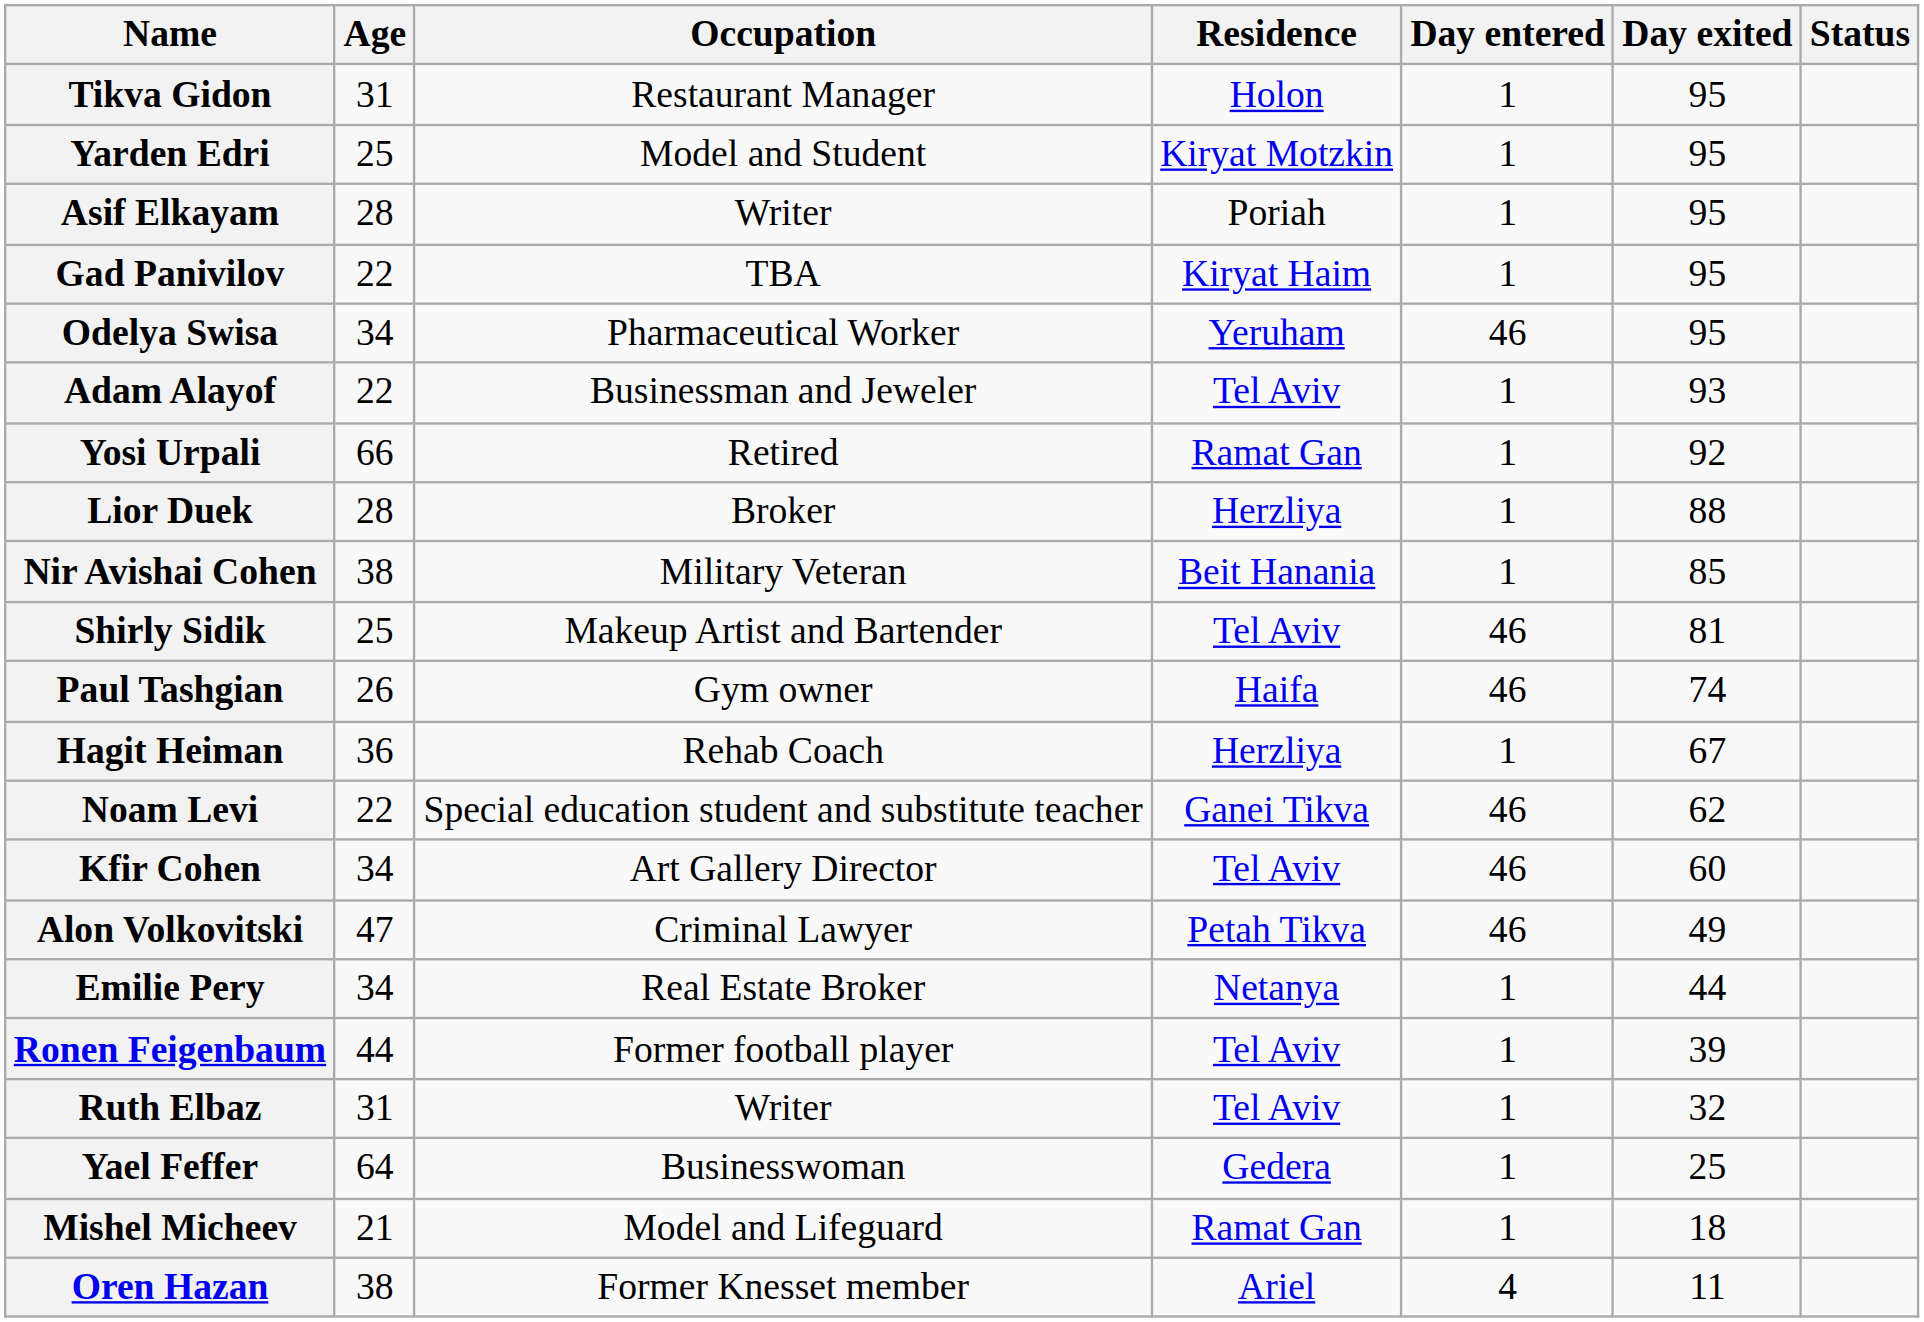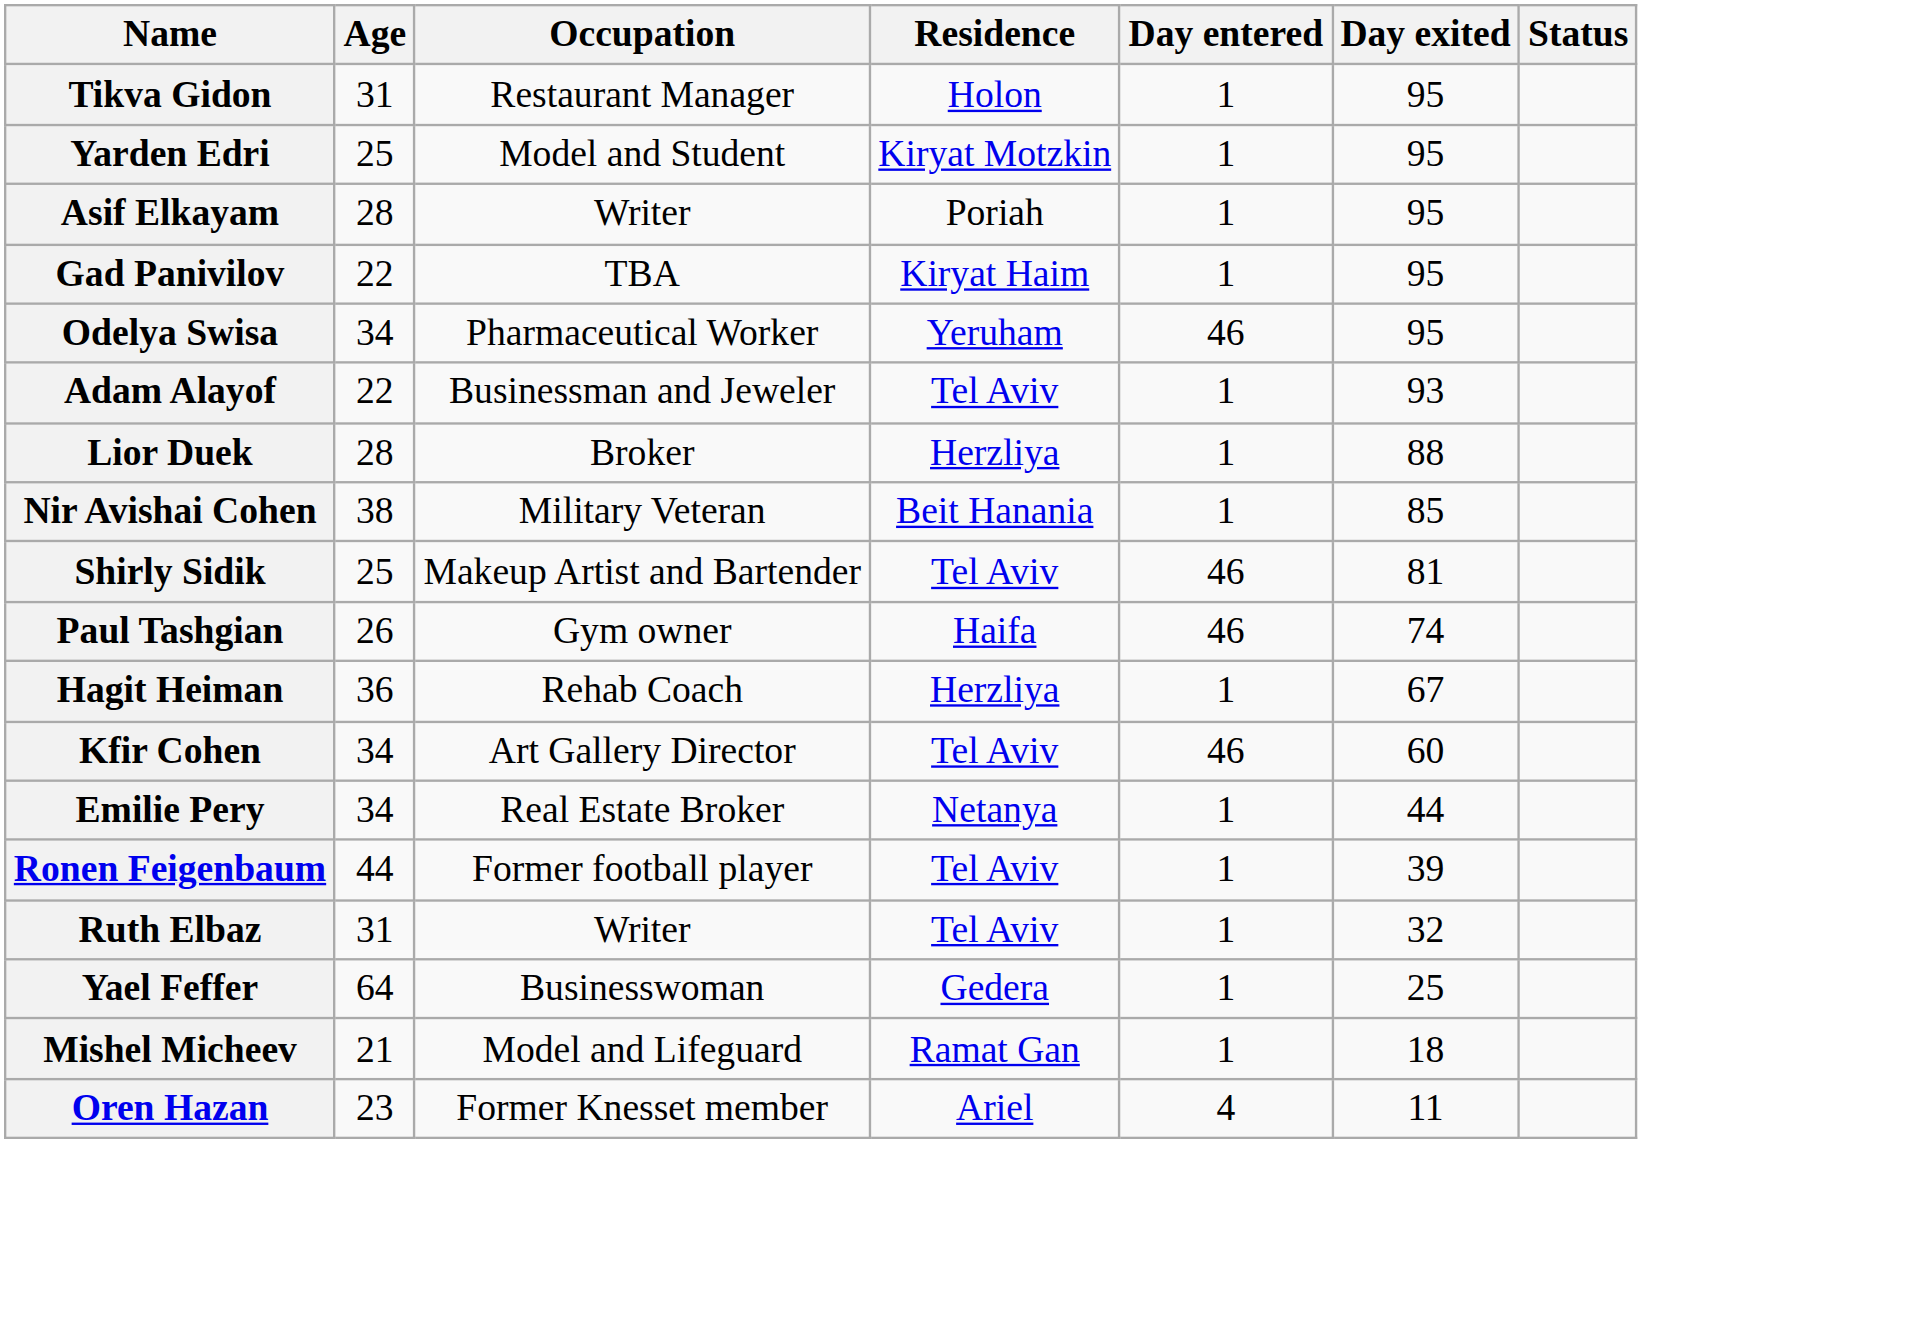- row: (170, 451)
- row: (170, 809)
- row: (170, 928)
(375, 1286) 38 -> (375, 1107) 23
